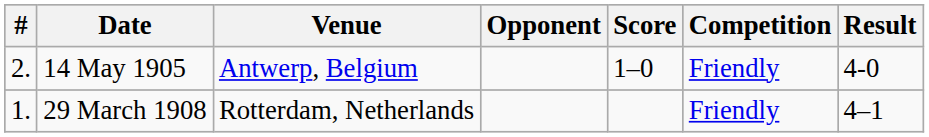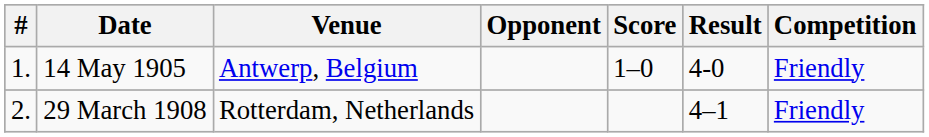columns swapped: (880, 25) <-> (760, 25)
(21, 68) 2. -> (21, 68) 1.
(21, 110) 1. -> (21, 110) 2.
